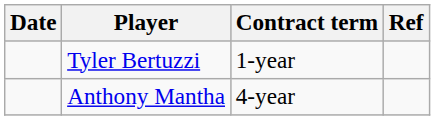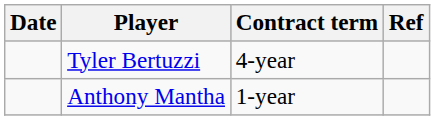(265, 59) 1-year -> (265, 59) 4-year
(265, 96) 4-year -> (265, 96) 1-year
